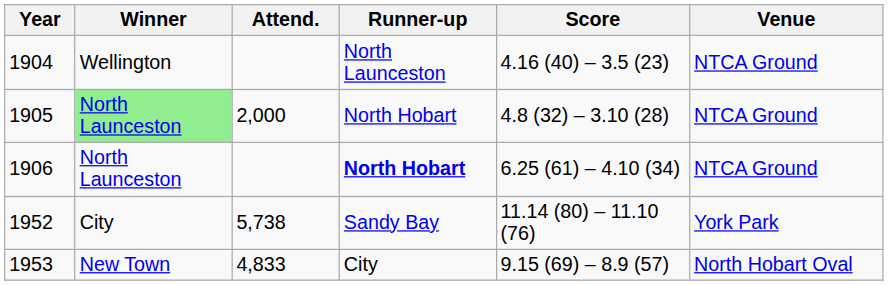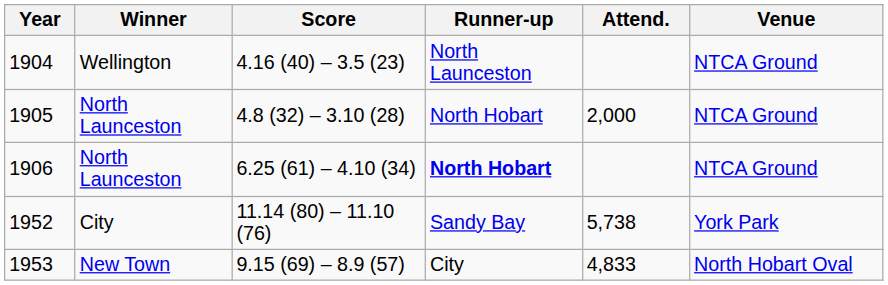columns swapped: (593, 20) <-> (286, 20)
(131, 115) lightgreen background -> (131, 115) no background
